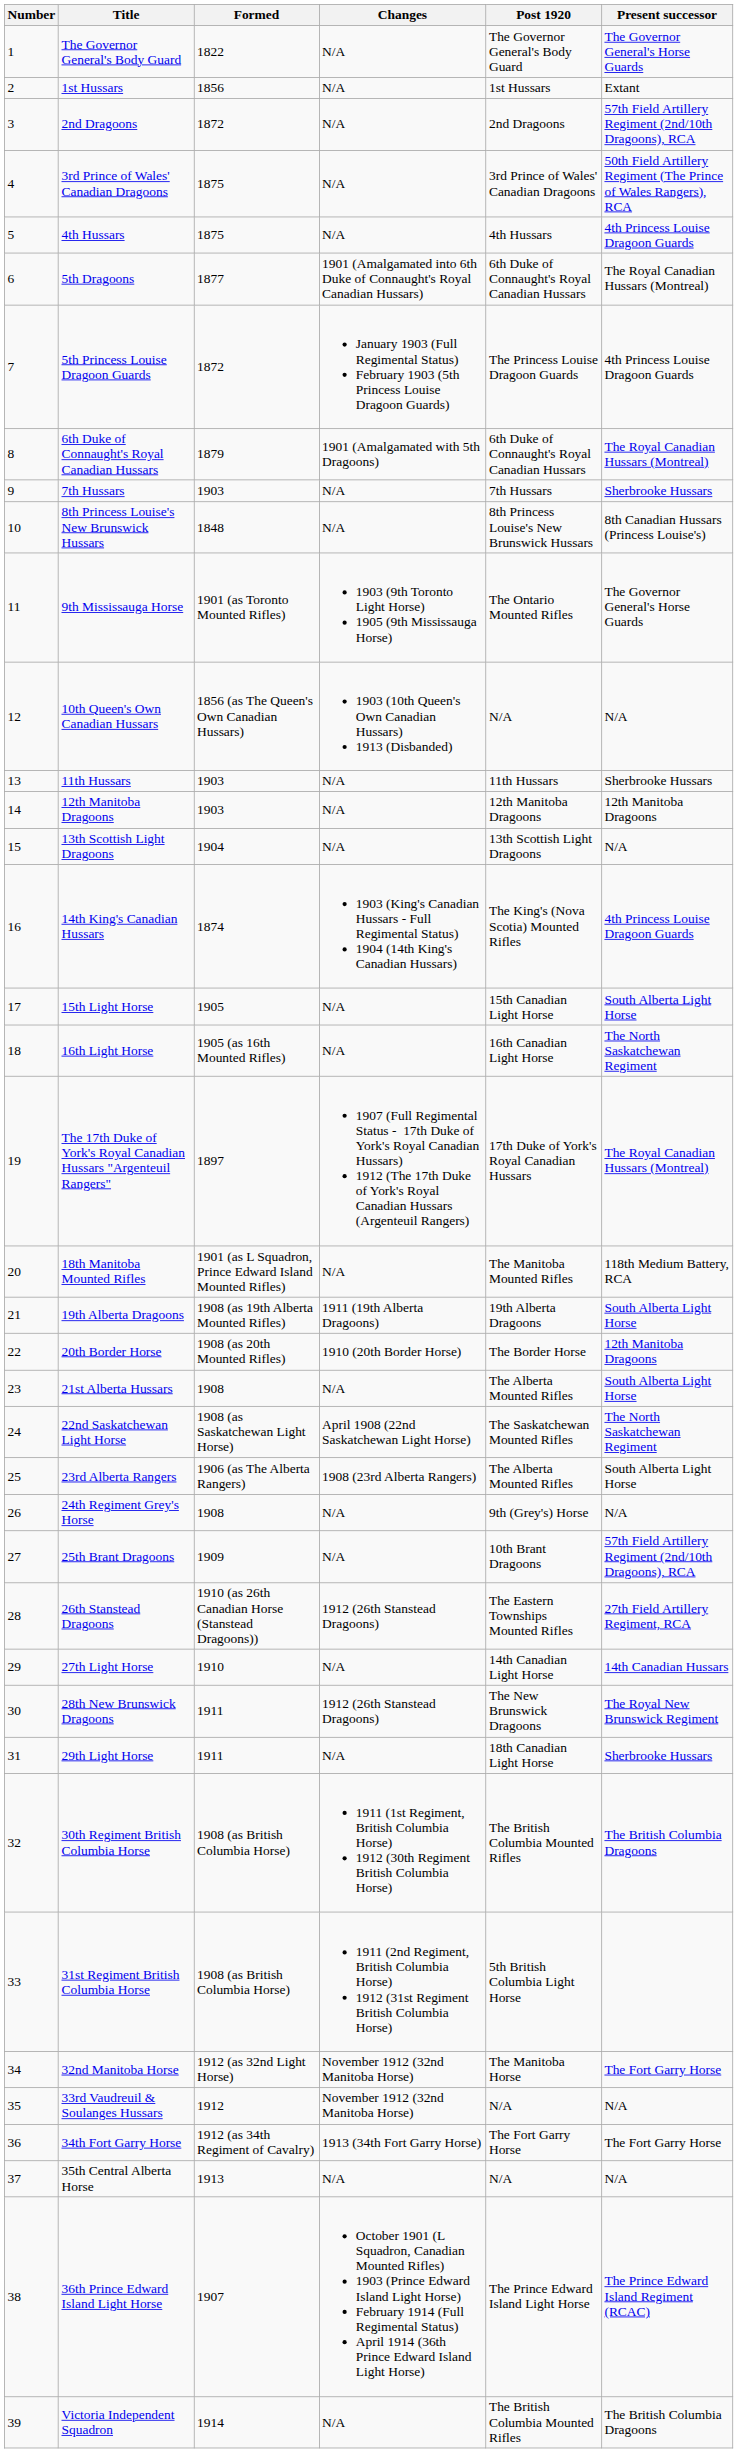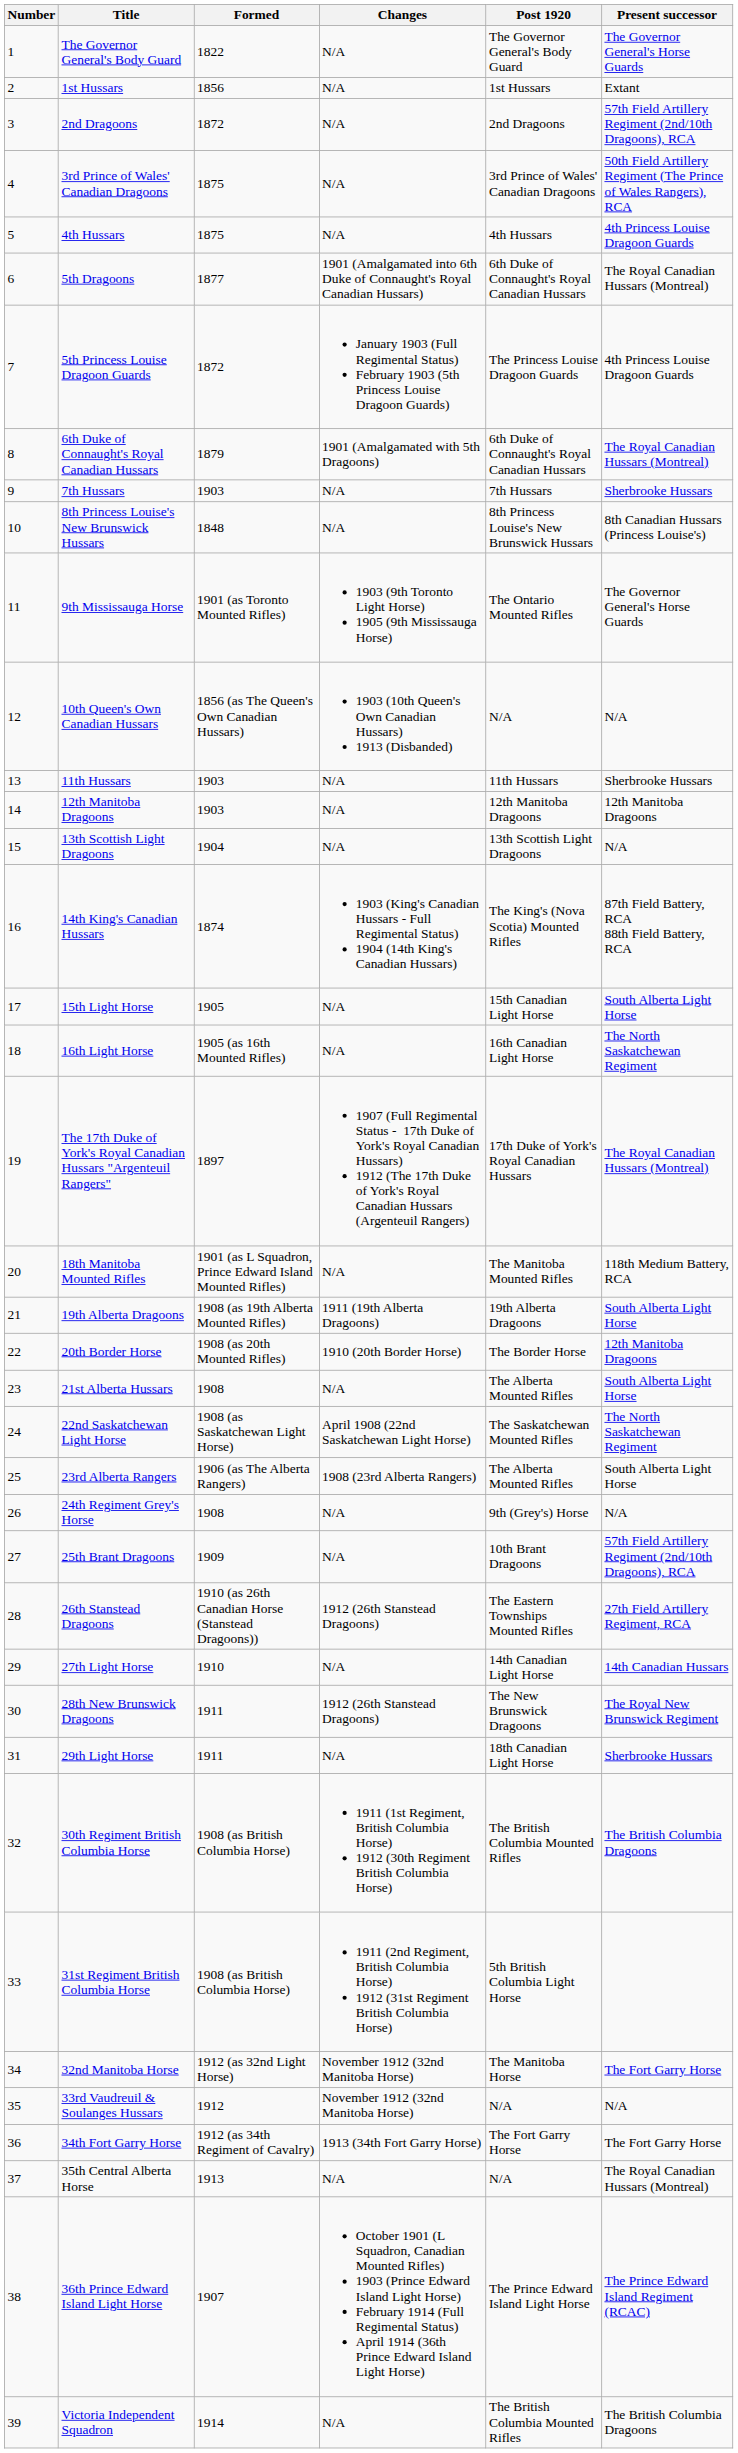(657, 926) 4th Princess Louise Dragoon Guards -> (655, 926) 87th Field Battery, RCA 88th Field Battery, RCA
(616, 2178) N/A -> (660, 2178) The Royal Canadian Hussars (Montreal)
